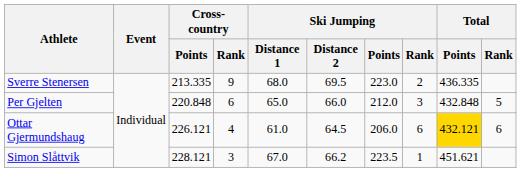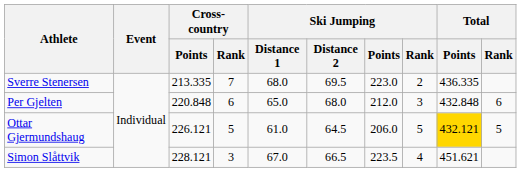(231, 83) 9 -> (231, 83) 7
(336, 103) 66.0 -> (336, 103) 68.0
(499, 103) 5 -> (499, 103) 6
(231, 130) 4 -> (231, 130) 5
(420, 130) 6 -> (420, 130) 5
(499, 130) 6 -> (499, 130) 5
(336, 157) 66.2 -> (336, 157) 66.5
(420, 157) 1 -> (420, 157) 4
